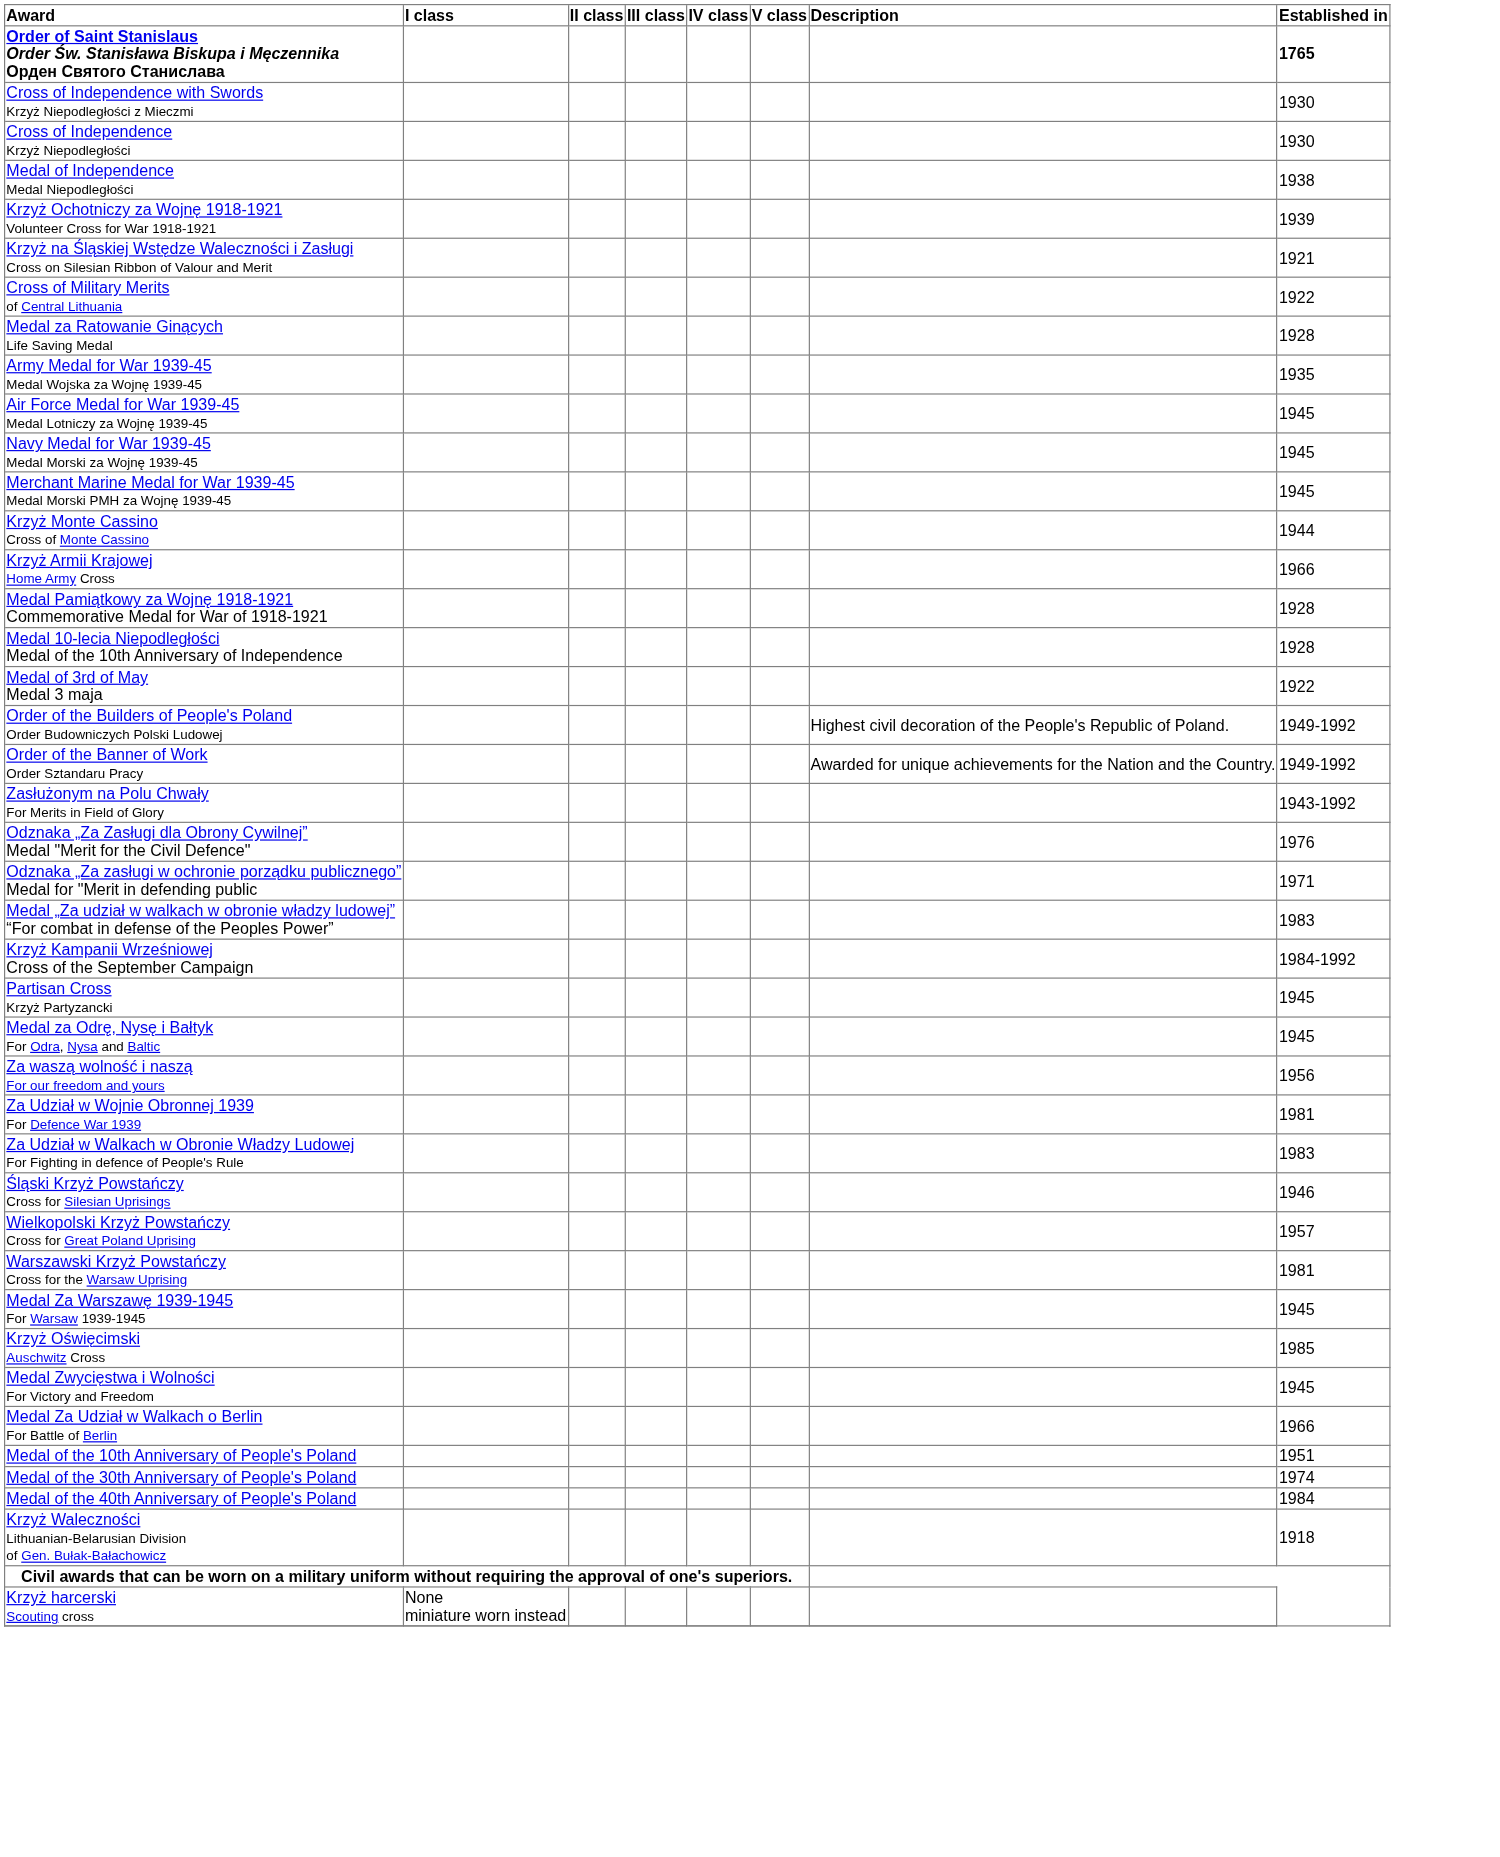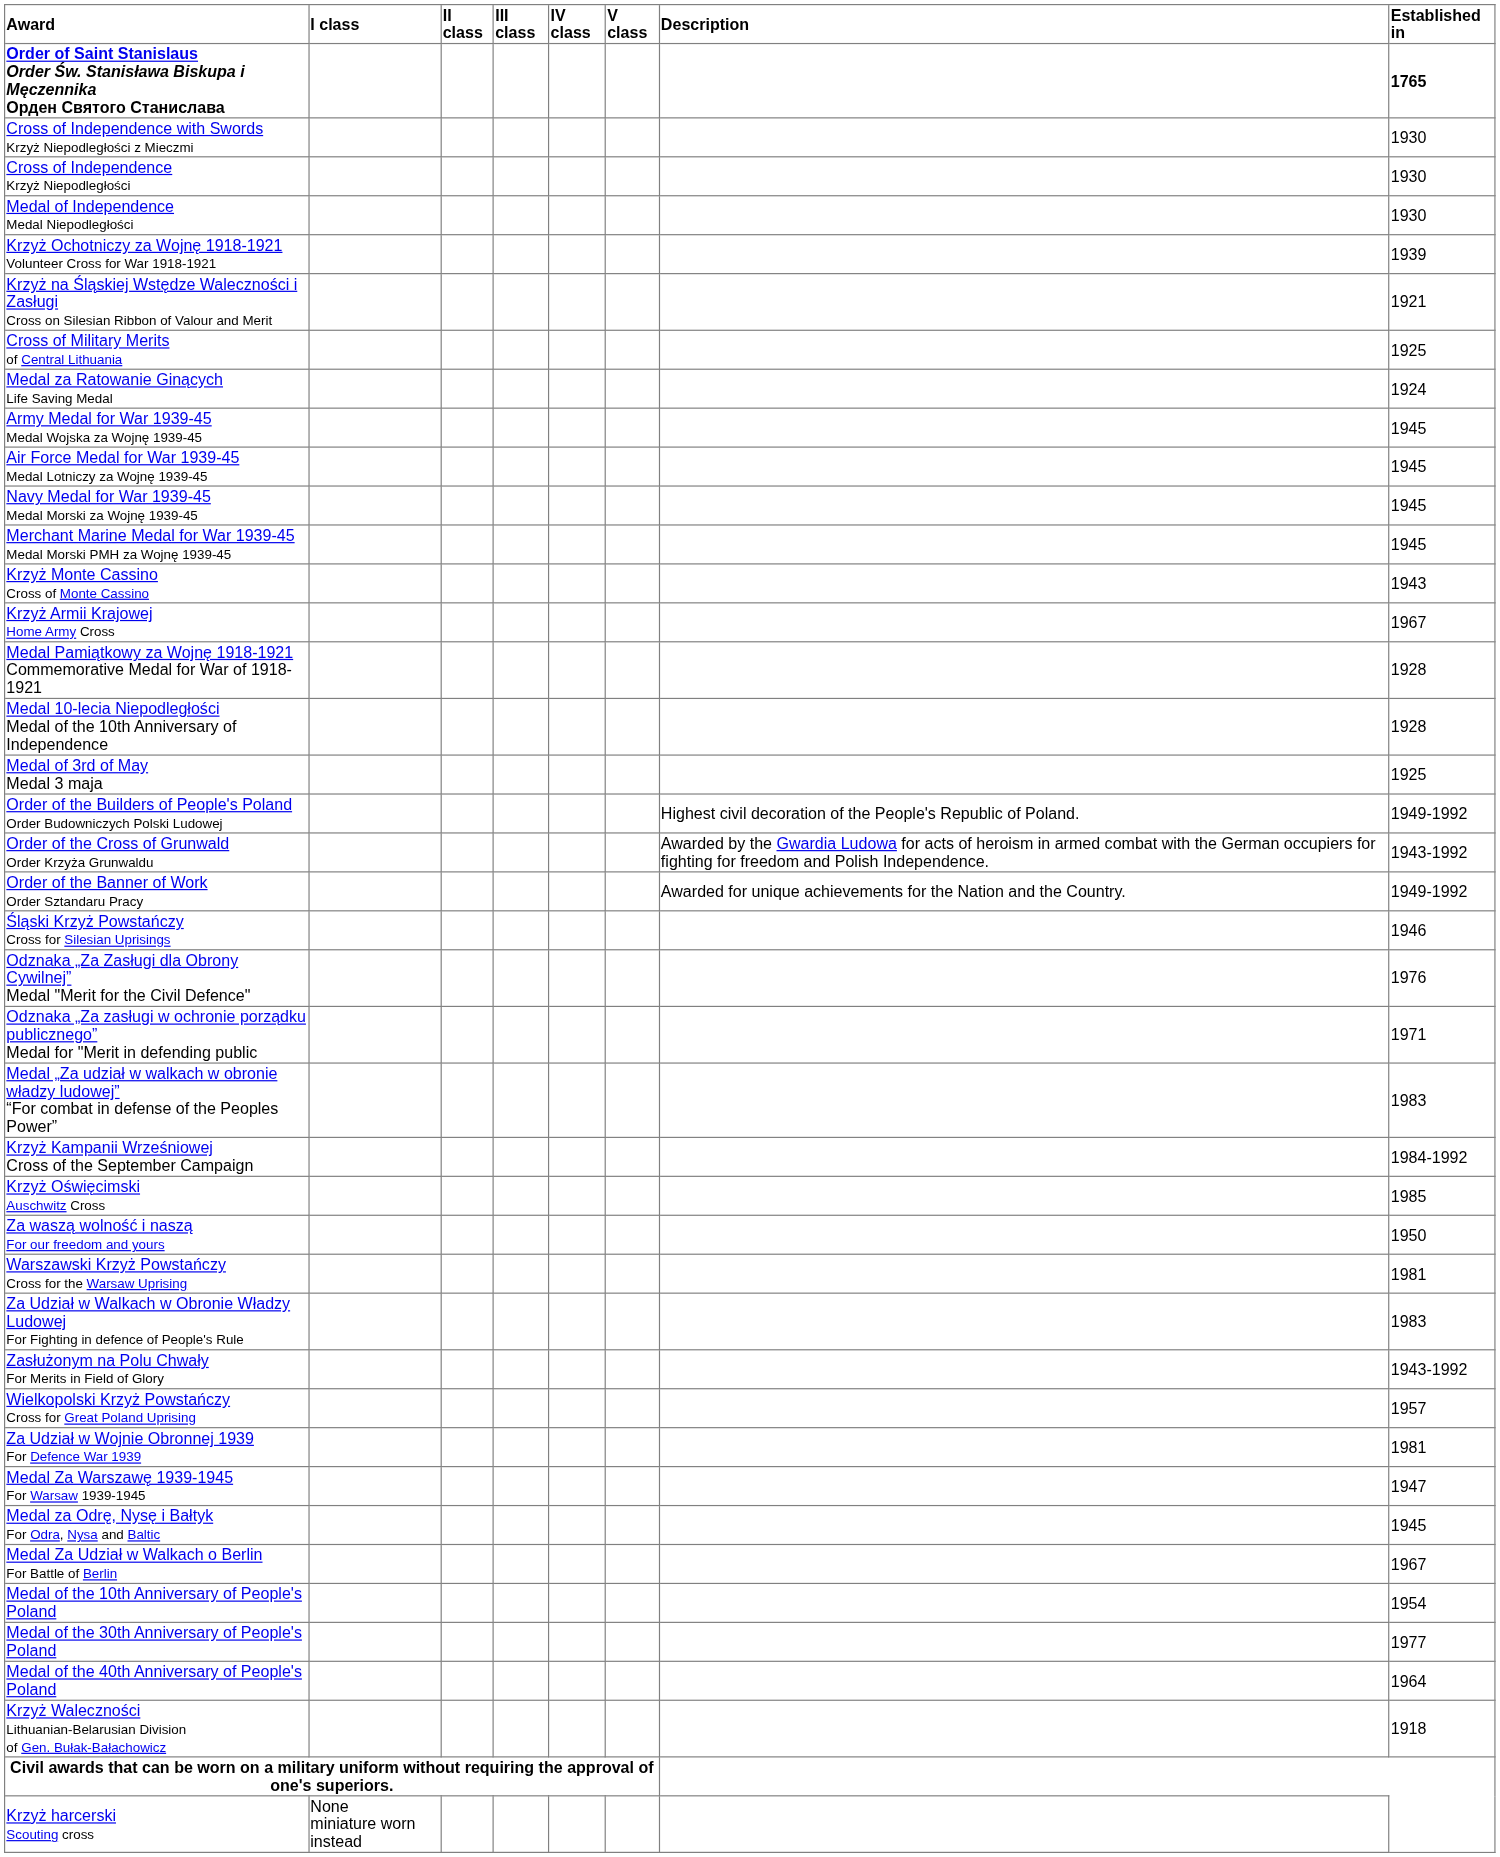(1297, 180) 1938 -> (1409, 215) 1930
(1297, 297) 1922 -> (1409, 350) 1925
(1297, 336) 1928 -> (1409, 389) 1924
(1297, 375) 1935 -> (1409, 428) 1945
(1297, 530) 1944 -> (1409, 583) 1943
(1297, 569) 1966 -> (1409, 622) 1967
(1297, 686) 1922 -> (1409, 775) 1925
+ row: (118, 852)
rows swapped: (108, 802) <-> (95, 1192)
- row: (59, 997)
rows swapped: (73, 1347) <-> (110, 1036)
(1297, 1075) 1956 -> (1409, 1235) 1950
rows swapped: (130, 1114) <-> (116, 1270)
(1297, 1309) 1945 -> (1409, 1486) 1947
- row: (111, 1386)
(1297, 1426) 1966 -> (1409, 1564) 1967
(1297, 1456) 1951 -> (1409, 1603) 1954
(1297, 1477) 1974 -> (1409, 1642) 1977
(1297, 1498) 1984 -> (1409, 1681) 1964
